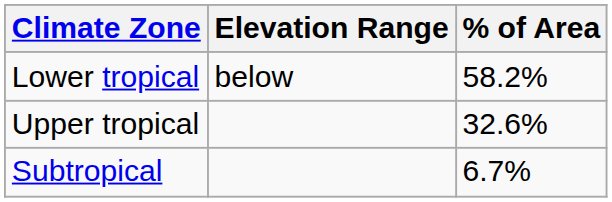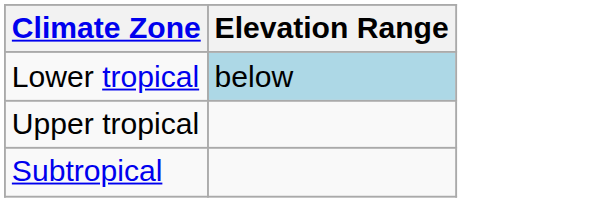- column: (531, 28)
(254, 76) no background -> (254, 76) lightblue background
